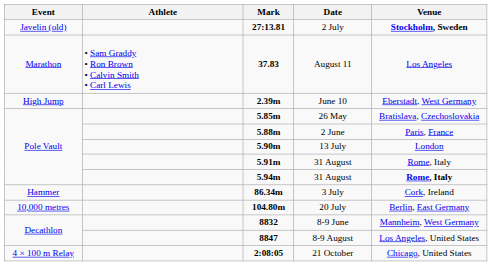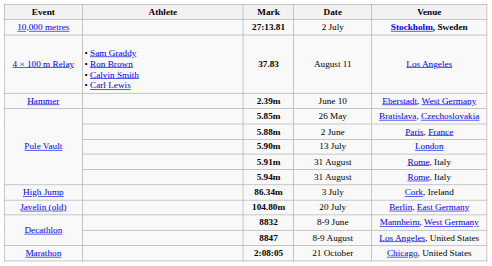(43, 27) Javelin (old) -> (43, 27) 10,000 metres
(43, 64) Marathon -> (43, 64) 4 × 100 m Relay
(43, 101) High Jump -> (43, 101) Hammer
(429, 177) bold -> (429, 177) normal
(43, 192) Hammer -> (43, 192) High Jump
(43, 208) 10,000 metres -> (43, 208) Javelin (old)
(43, 253) 4 × 100 m Relay -> (43, 253) Marathon
